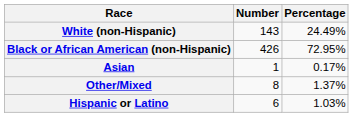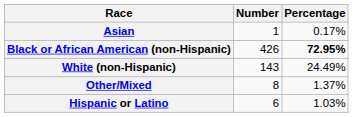rows swapped: (119, 31) <-> (119, 67)
(326, 49) normal -> (326, 49) bold
